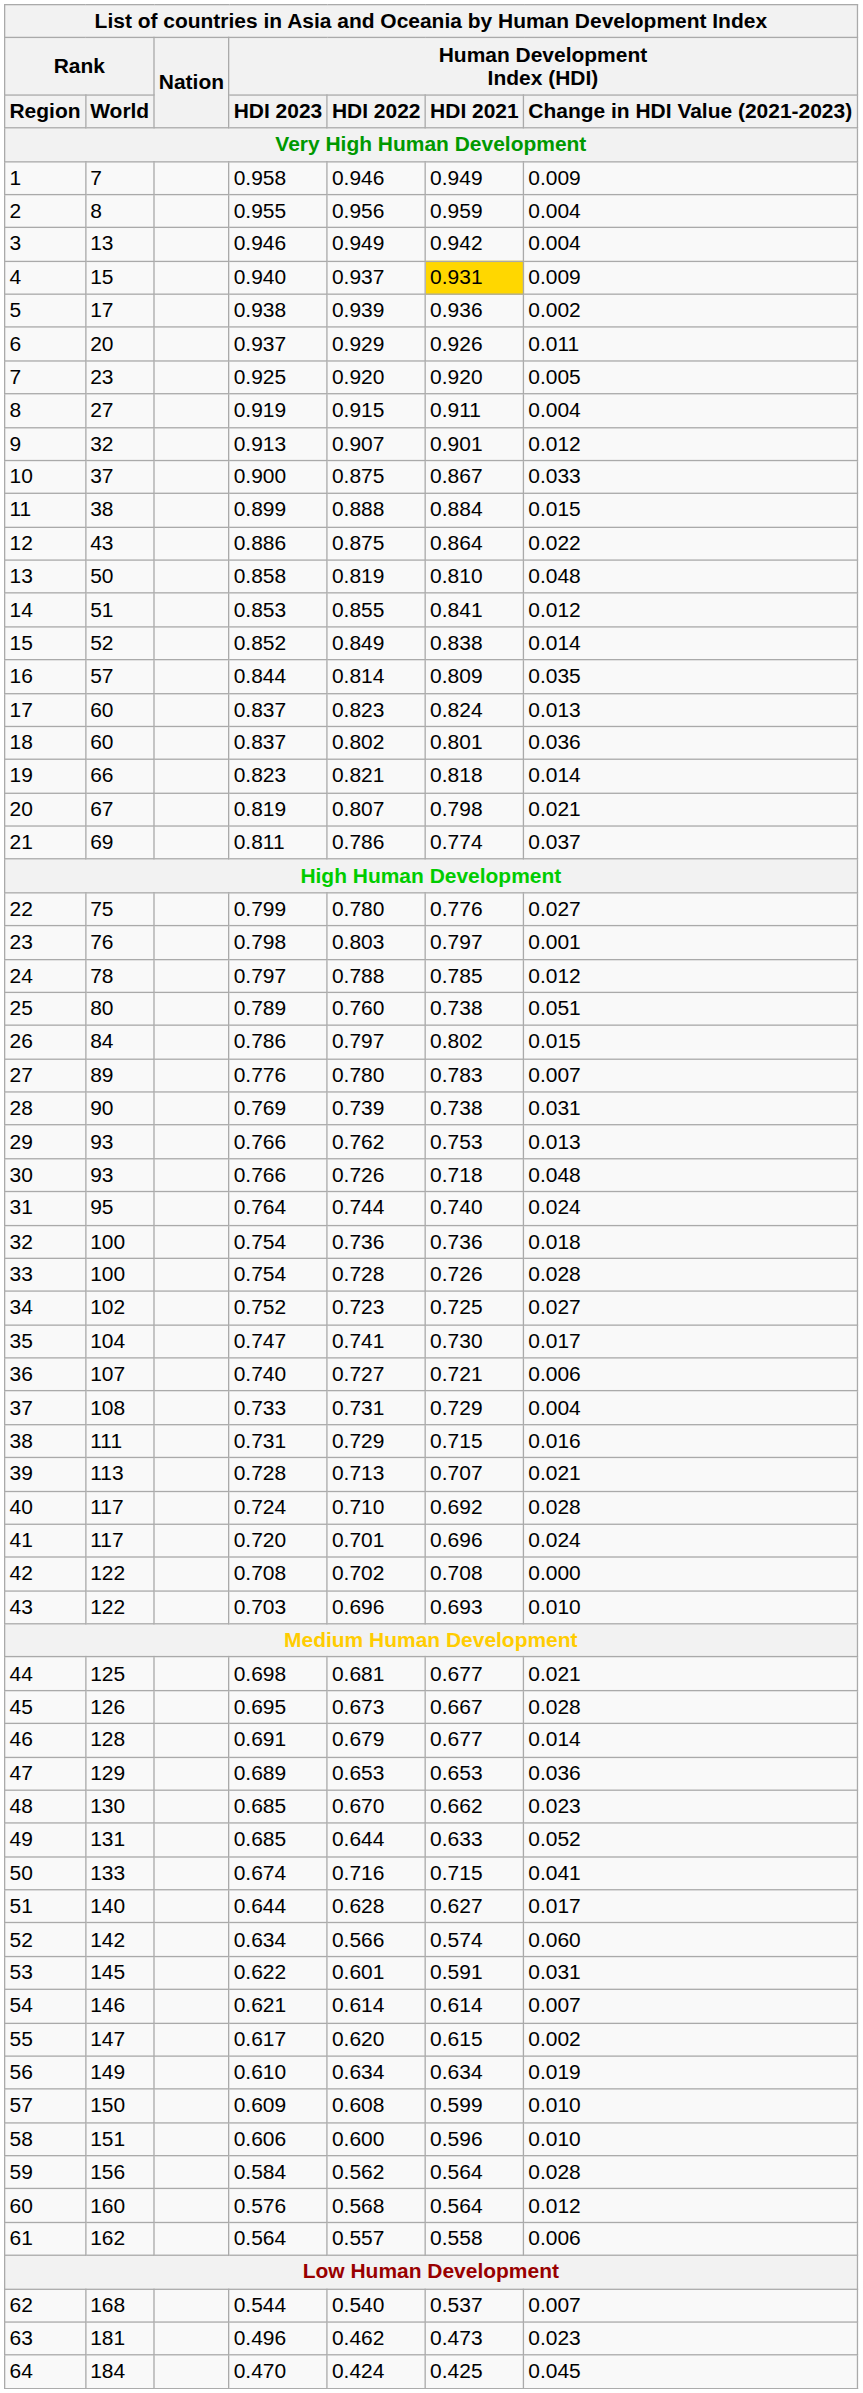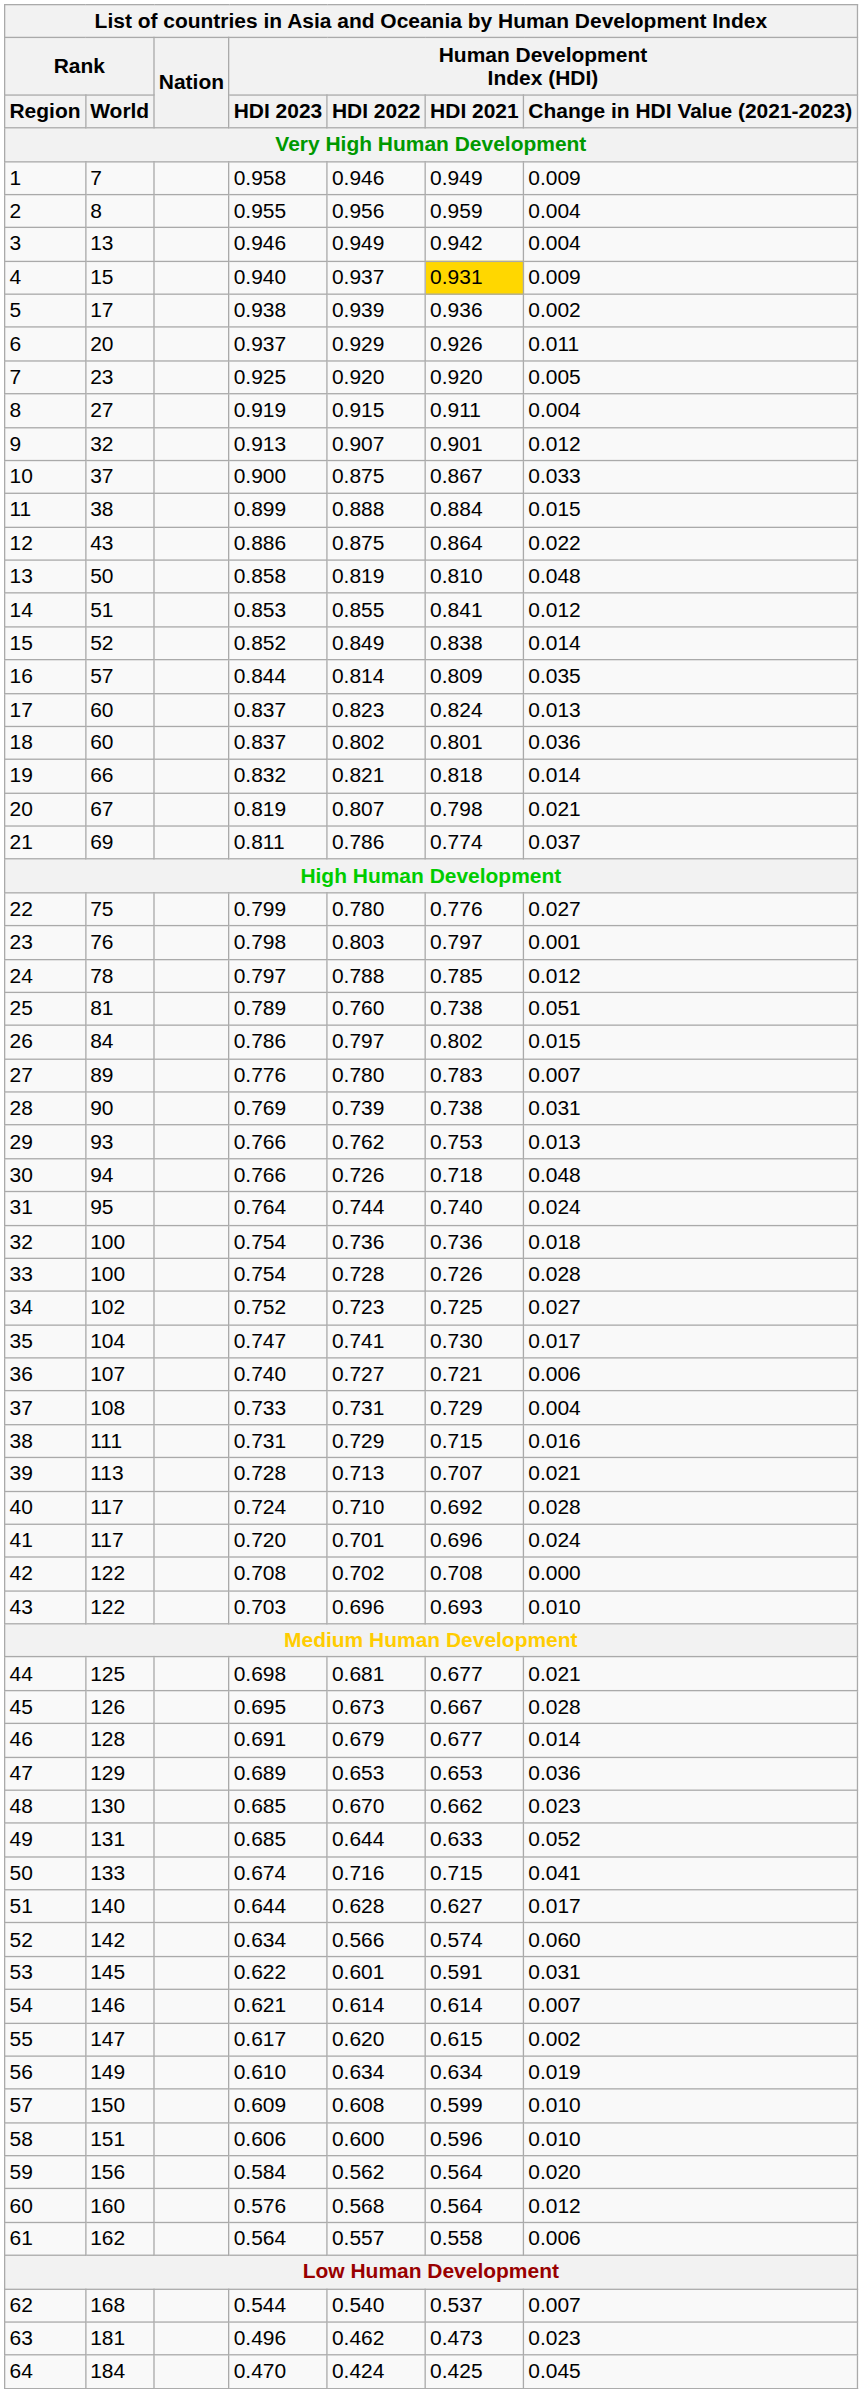(260, 776) 0.823 -> (260, 776) 0.832
(102, 1008) 80 -> (102, 1008) 81
(102, 1174) 93 -> (102, 1174) 94
(555, 2172) 0.028 -> (555, 2172) 0.020
